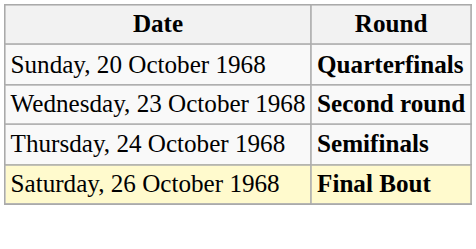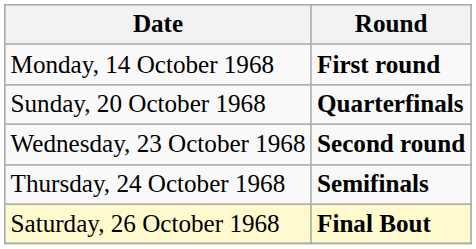+ row: (142, 64)
